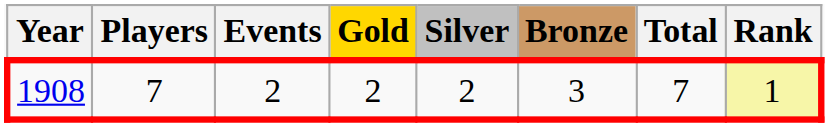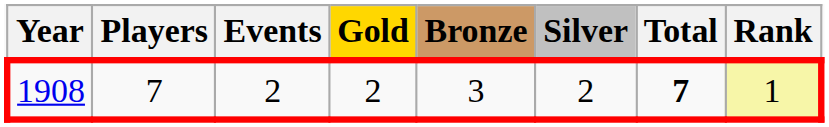columns swapped: (467, 31) <-> (576, 31)
(681, 89) normal -> (681, 89) bold
